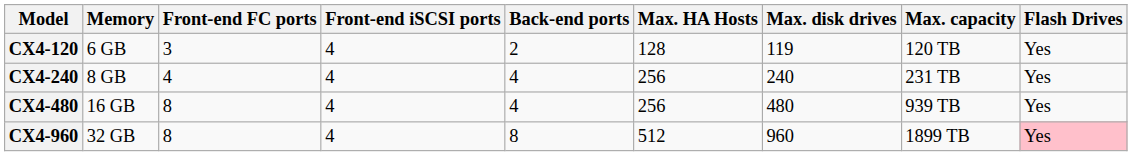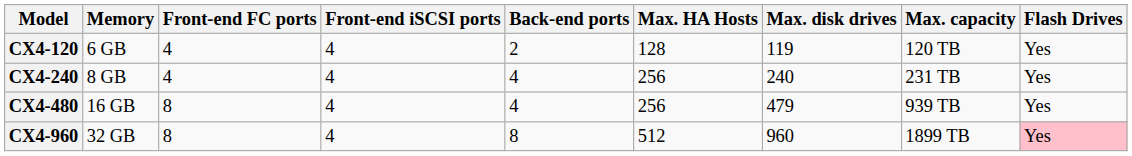(167, 48) 3 -> (167, 48) 4
(780, 106) 480 -> (780, 106) 479
